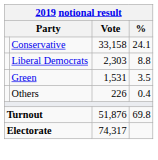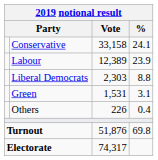+ row: (26, 61)
(144, 77) 3.5 -> (144, 93) 3.1
